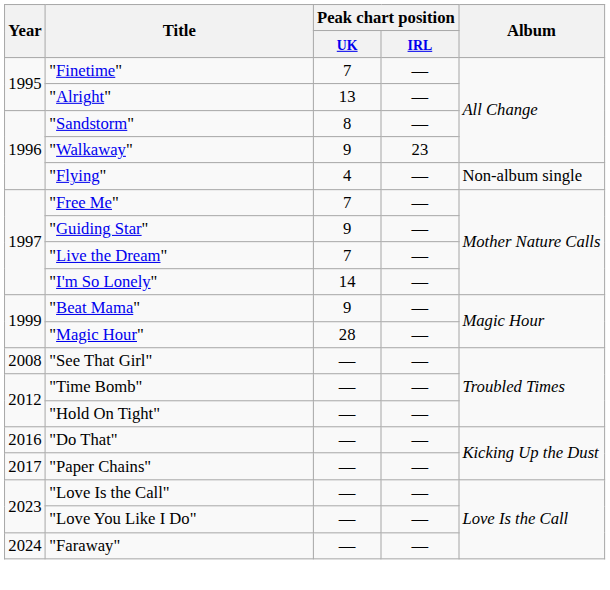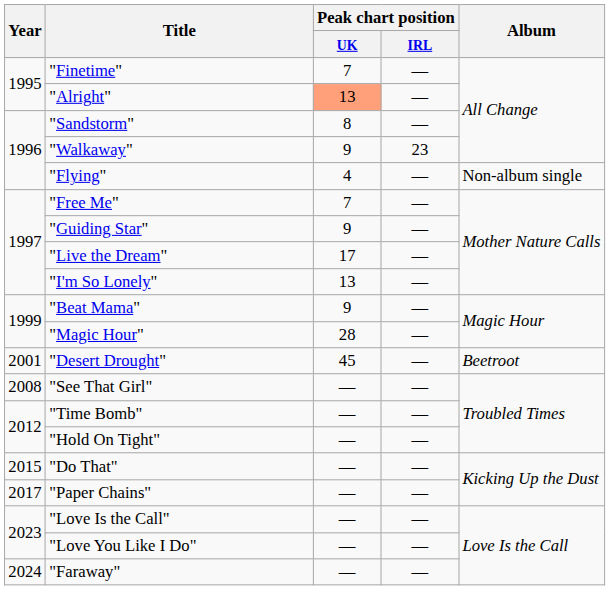(347, 96) no background -> (347, 96) lightsalmon background
(347, 255) 7 -> (347, 255) 17
(347, 281) 14 -> (347, 281) 13
+ row: (108, 360)
(25, 439) 2016 -> (25, 466) 2015
